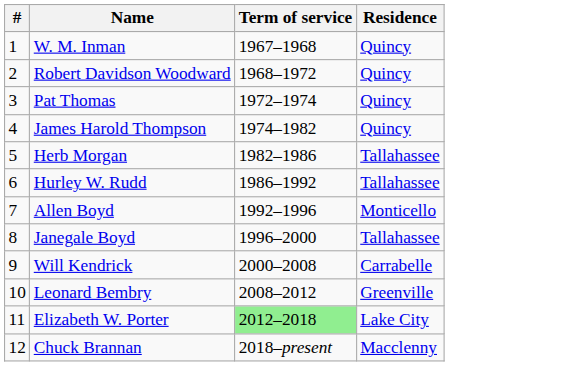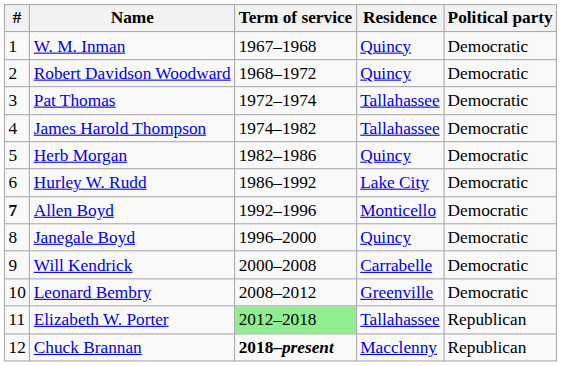+ column: (500, 18)
(386, 100) Quincy -> (400, 100) Tallahassee
(386, 127) Quincy -> (400, 127) Tallahassee
(400, 155) Tallahassee -> (386, 155) Quincy
(400, 182) Tallahassee -> (395, 182) Lake City
(13, 210) normal -> (13, 210) bold
(400, 237) Tallahassee -> (386, 237) Quincy
(395, 319) Lake City -> (400, 319) Tallahassee
(285, 347) normal -> (286, 347) bold
